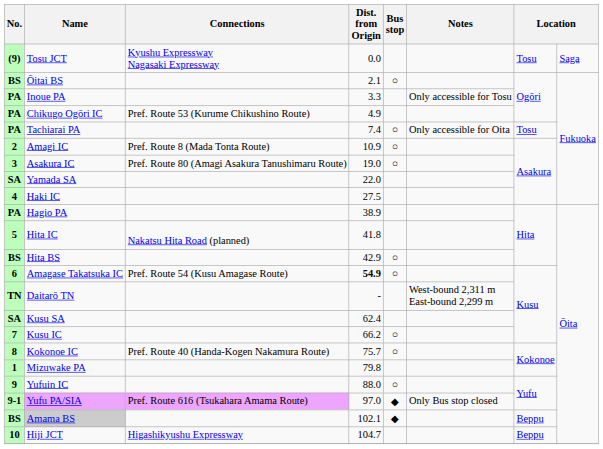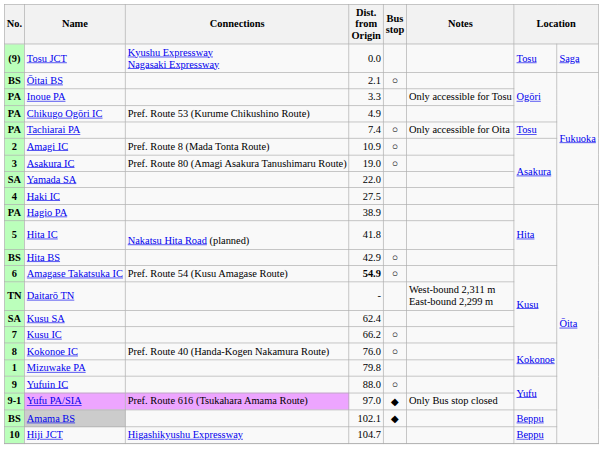(372, 351) 75.7 -> (372, 351) 76.0
